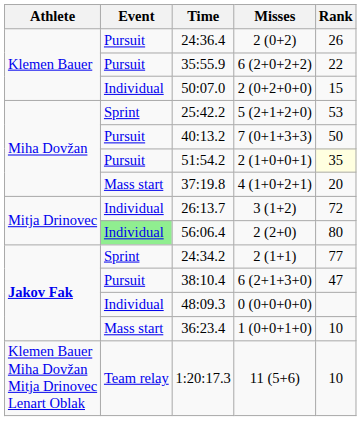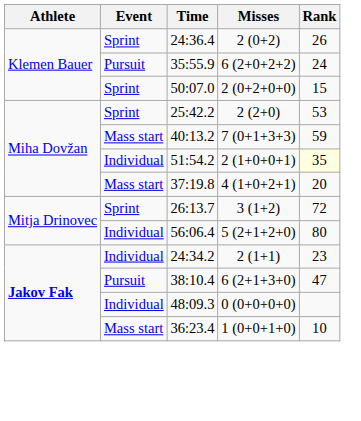(125, 40) Pursuit -> (122, 40) Sprint
(336, 64) 22 -> (319, 64) 24
(134, 88) Individual -> (122, 88) Sprint
(275, 112) 5 (2+1+2+0) -> (258, 112) 2 (2+0)
(125, 136) Pursuit -> (134, 136) Mass start
(336, 136) 50 -> (319, 136) 59
(125, 160) Pursuit -> (134, 160) Individual
(134, 208) Individual -> (122, 208) Sprint
(134, 232) lightgreen background -> (134, 232) no background
(275, 232) 2 (2+0) -> (258, 232) 5 (2+1+2+0)
(122, 256) Sprint -> (134, 256) Individual
(336, 256) 77 -> (319, 256) 23
- row: (203, 378)
